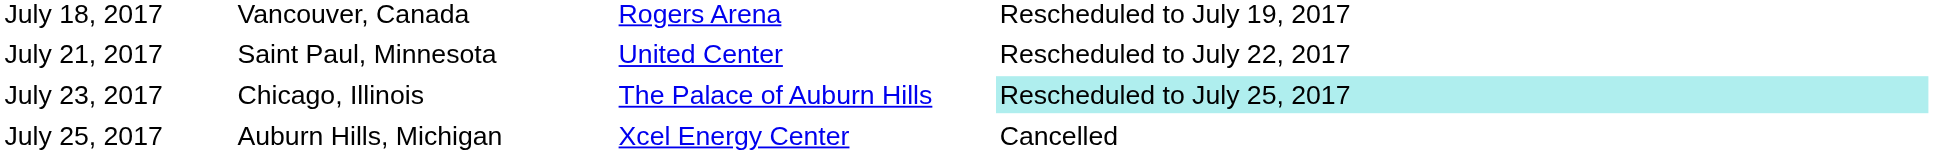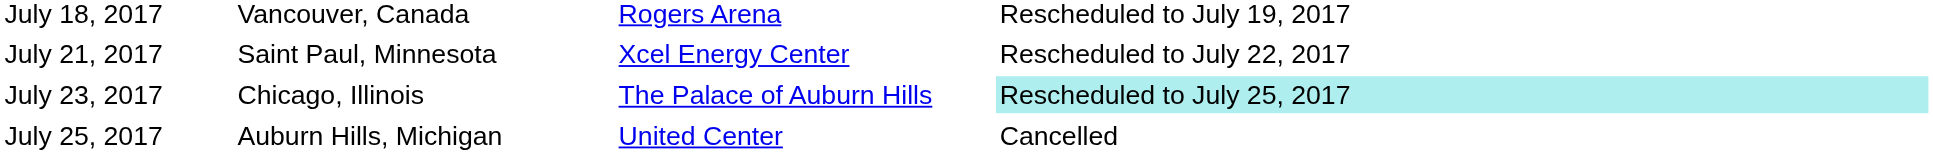(701, 54) United Center -> (734, 54) Xcel Energy Center
(734, 135) Xcel Energy Center -> (701, 135) United Center
